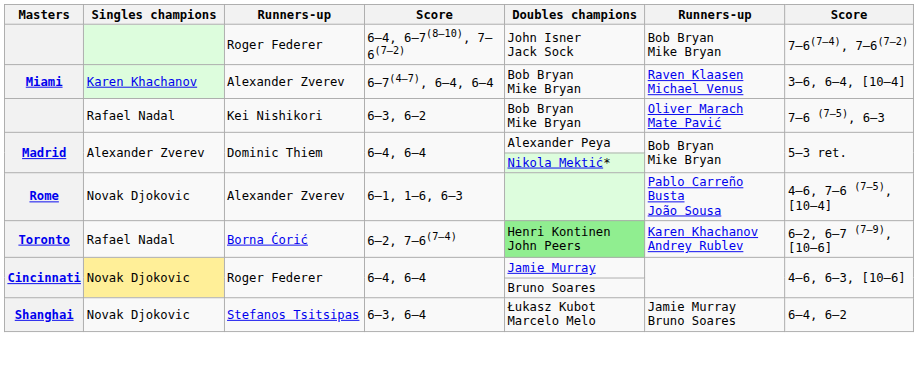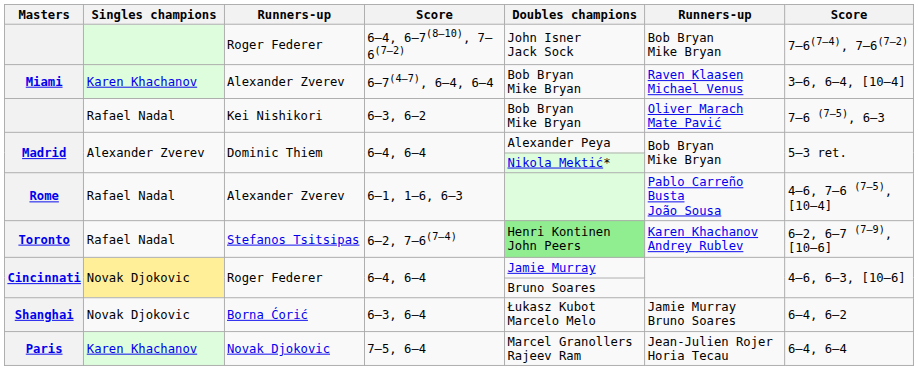(138, 197) Novak Djokovic -> (131, 197) Rafael Nadal
(267, 239) Borna Ćorić -> (293, 239) Stefanos Tsitsipas
(293, 315) Stefanos Tsitsipas -> (267, 315) Borna Ćorić
+ row: (44, 349)
